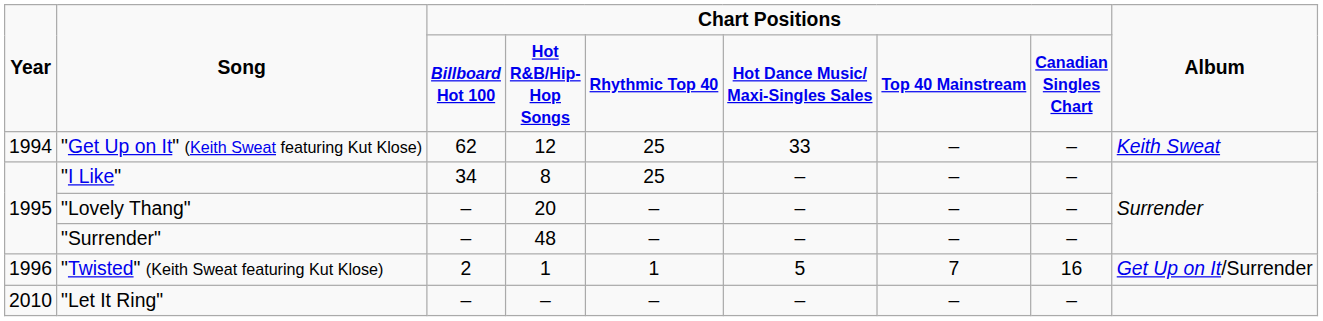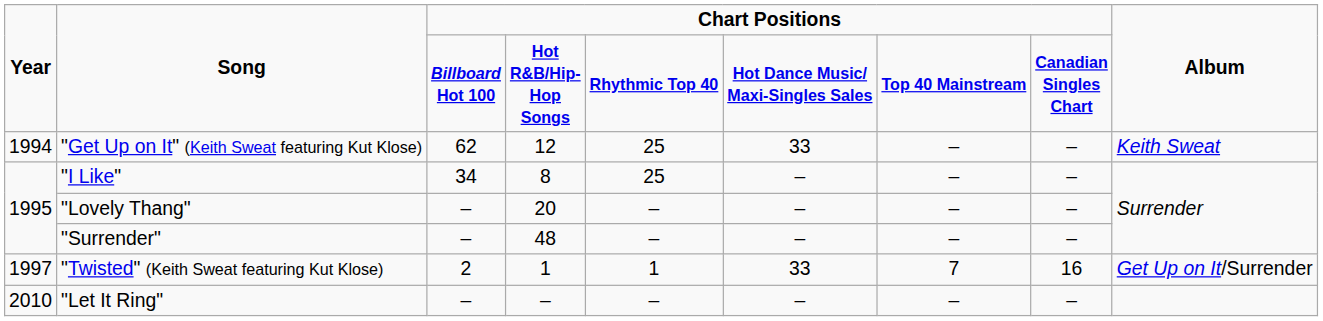(31, 269) 1996 -> (31, 269) 1997
(800, 269) 5 -> (800, 269) 33
